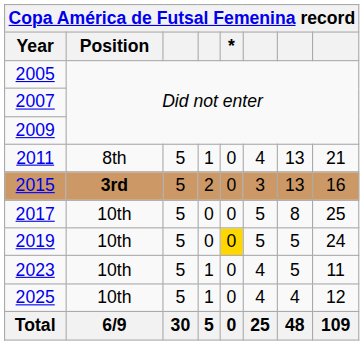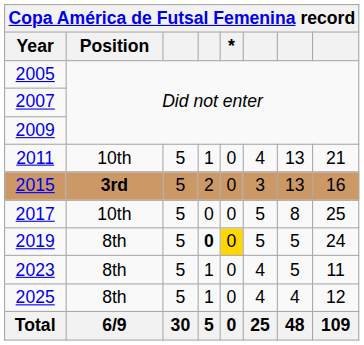(114, 158) 8th -> (114, 158) 10th
(114, 241) 10th -> (114, 241) 8th
(209, 241) normal -> (209, 241) bold
(114, 269) 10th -> (114, 269) 8th
(114, 297) 10th -> (114, 297) 8th
